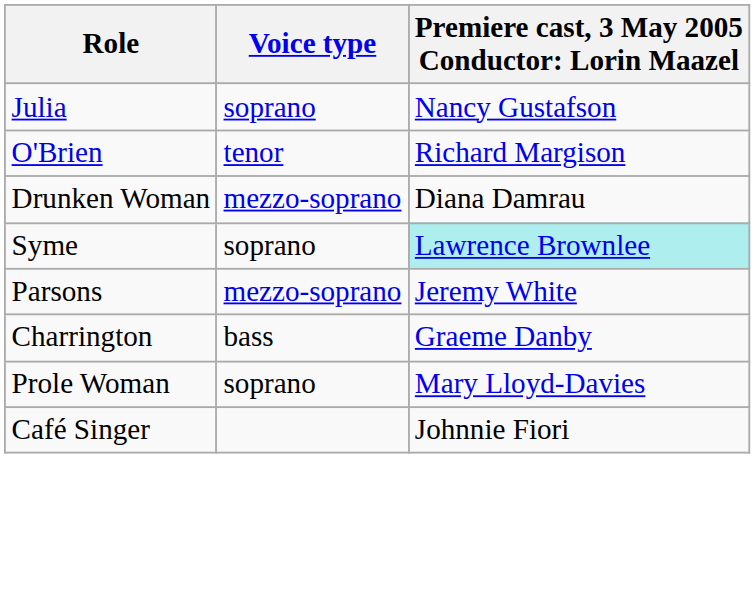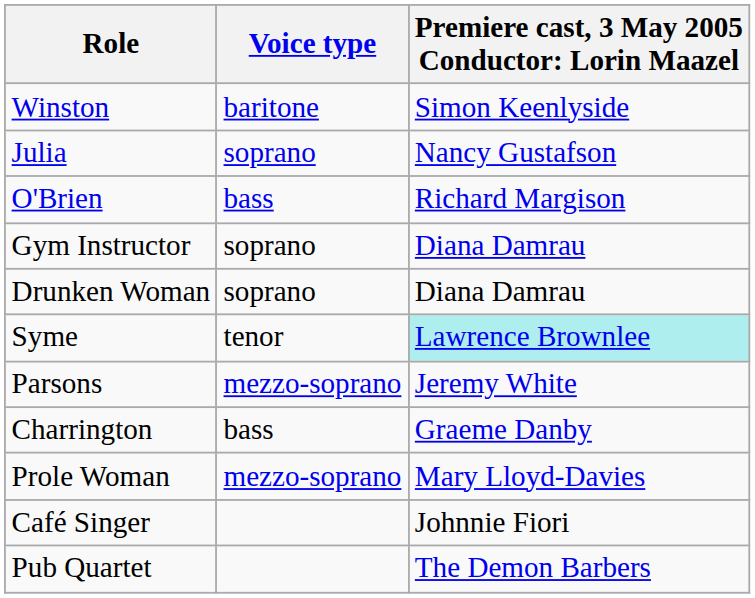+ row: (60, 106)
(253, 152) tenor -> (249, 198) bass
+ row: (101, 245)
(312, 198) mezzo-soprano -> (270, 291) soprano
(270, 245) soprano -> (253, 337) tenor
(270, 383) soprano -> (312, 475) mezzo-soprano
+ row: (82, 568)
